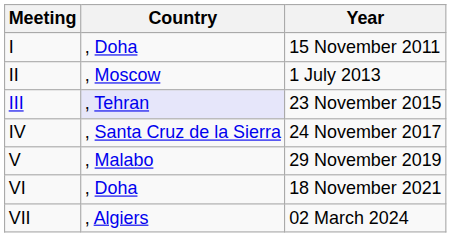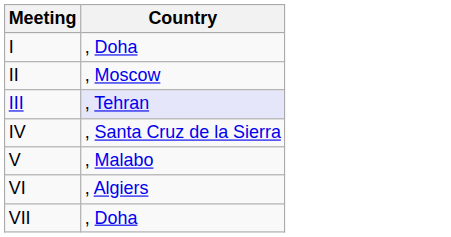- column: (365, 18)
(111, 189) , Doha -> (117, 189) , Algiers
(117, 217) , Algiers -> (111, 217) , Doha
